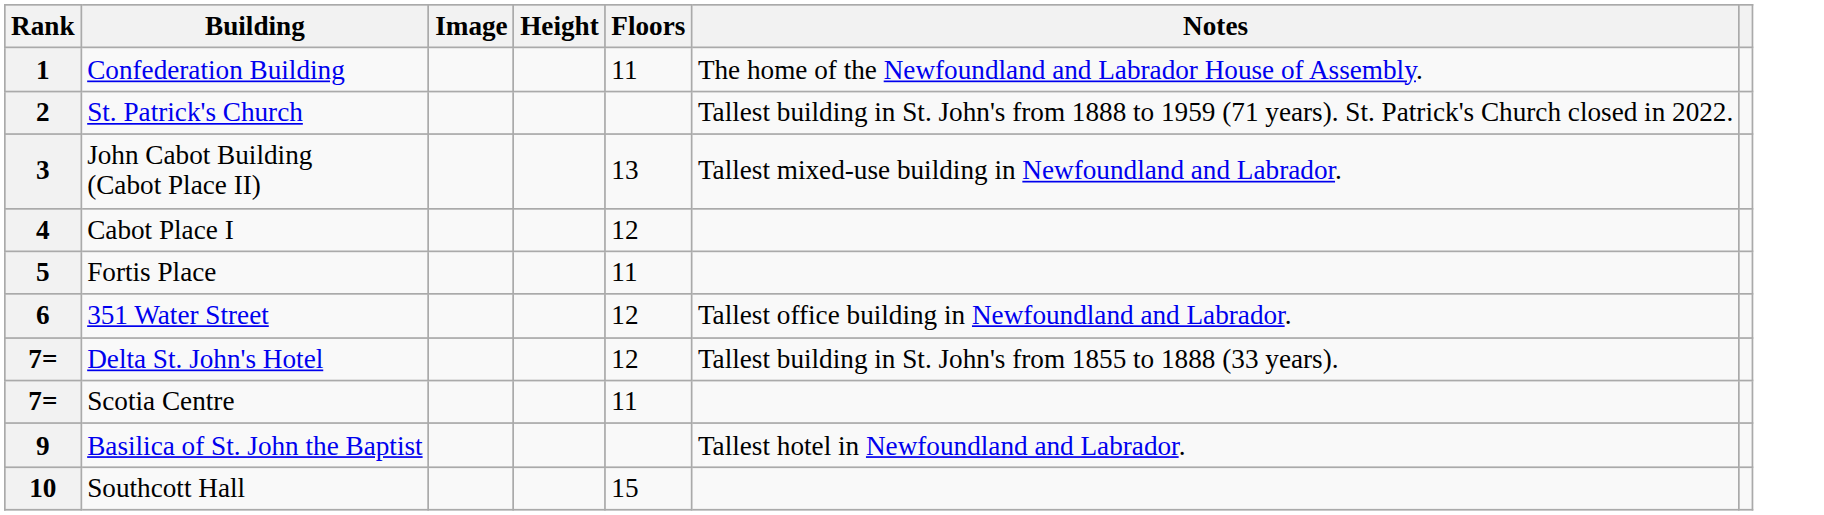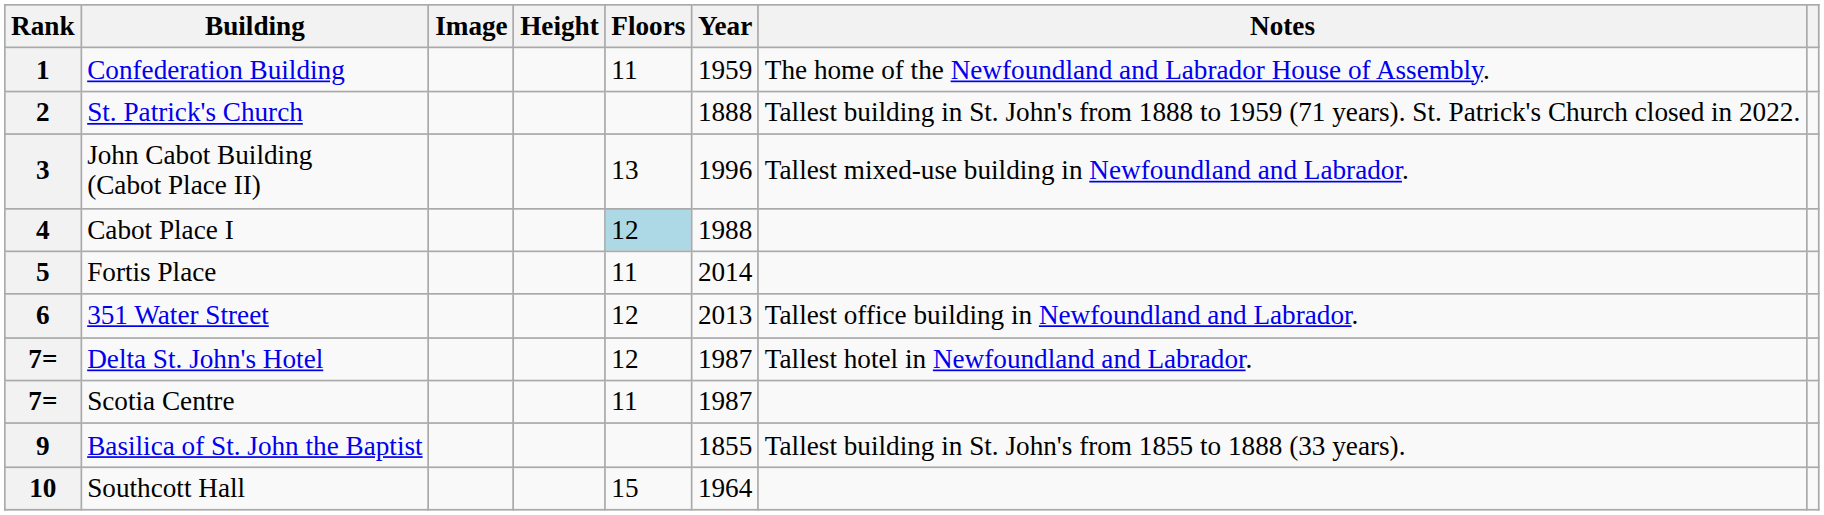+ column: (725, 26)
(625, 229) no background -> (625, 229) lightblue background
(1018, 358) Tallest building in St. John's from 1855 to 1888 (33 years). -> (1009, 358) Tallest hotel in Newfoundland and Labrador.
(942, 444) Tallest hotel in Newfoundland and Labrador. -> (1085, 444) Tallest building in St. John's from 1855 to 1888 (33 years).
